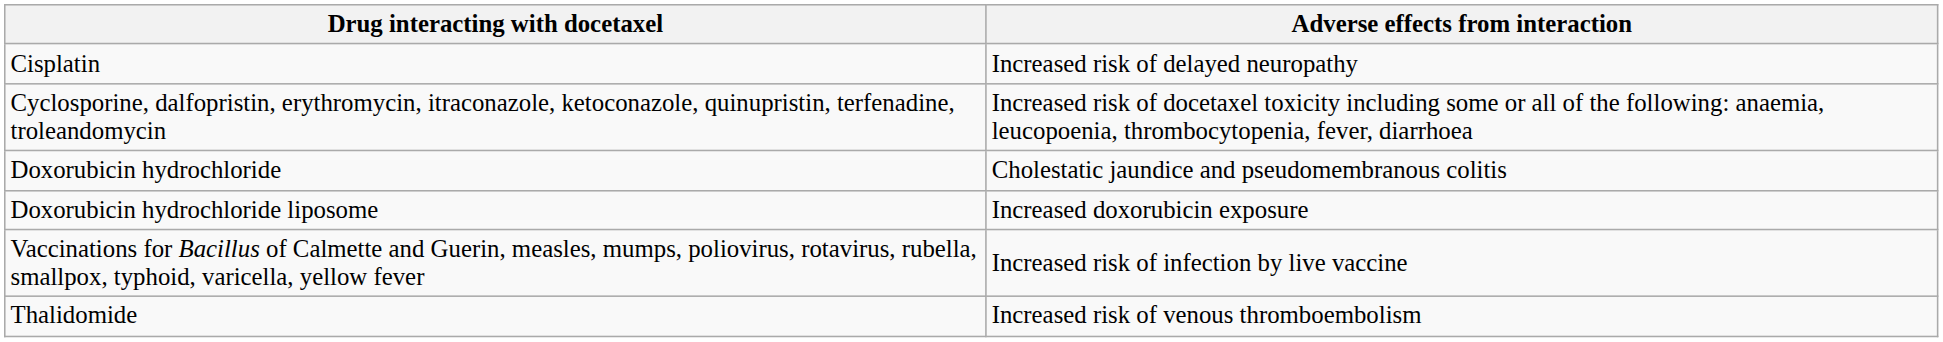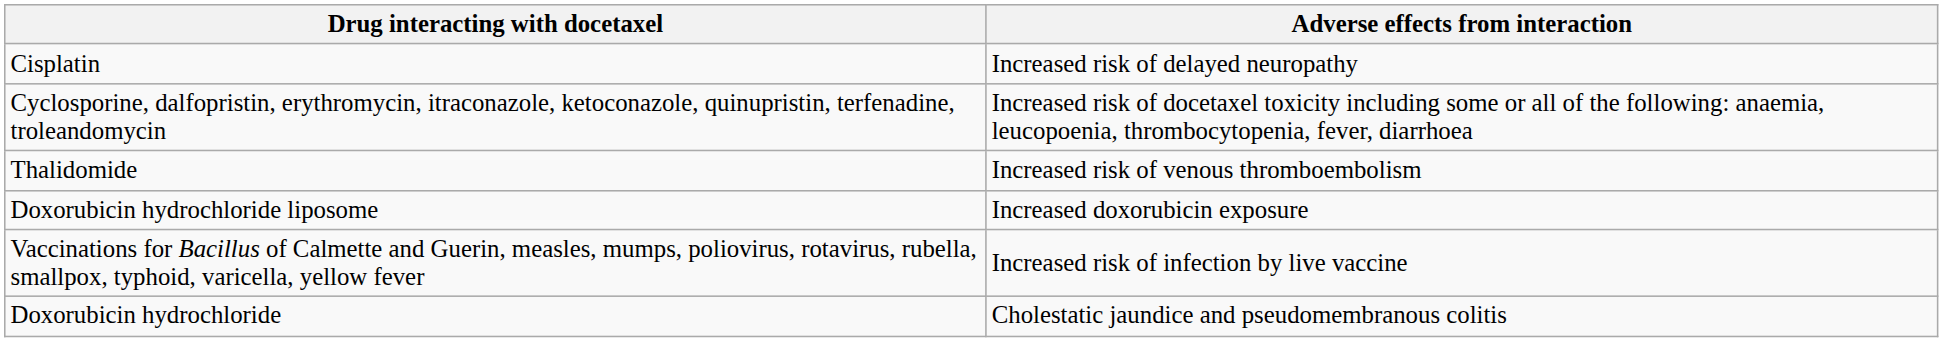rows swapped: (146, 170) <-> (74, 315)
